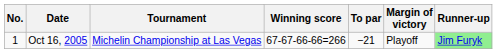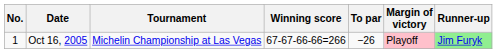(366, 41) −21 -> (366, 41) −26
(402, 41) no background -> (402, 41) pink background
